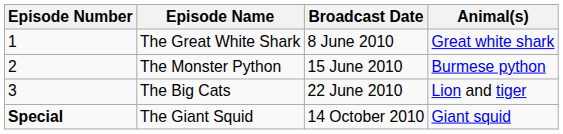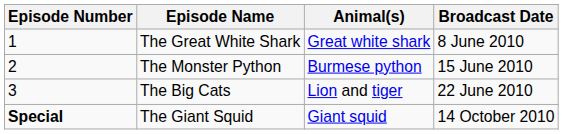columns swapped: (493, 16) <-> (366, 16)
